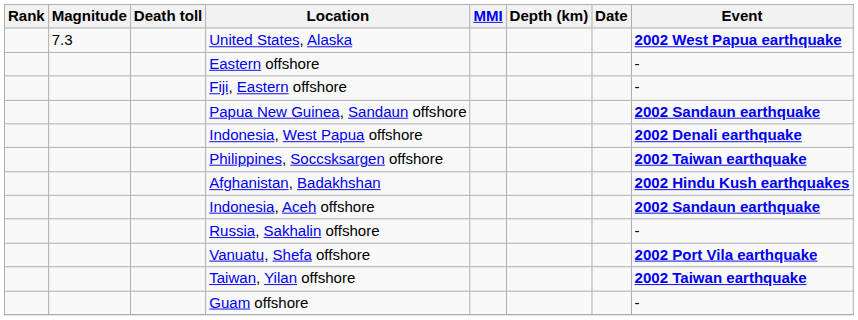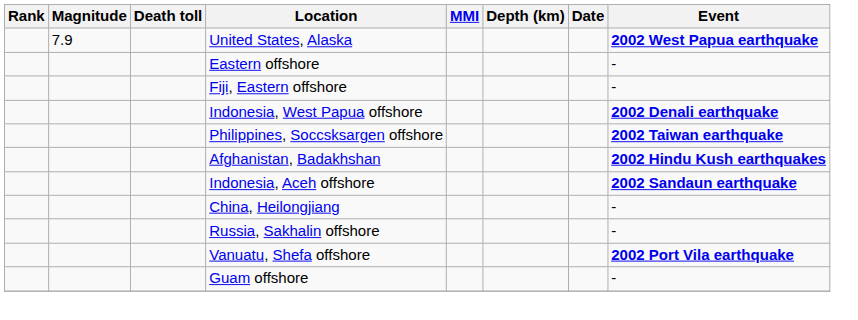(62, 40) 7.3 -> (62, 40) 7.9
- row: (338, 111)
+ row: (274, 207)
- row: (282, 278)
